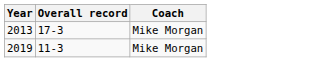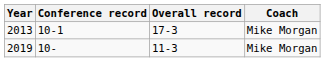+ column: (92, 13)
